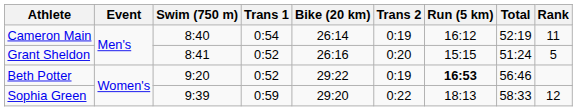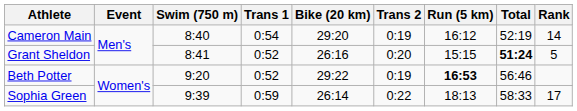(333, 35) 26:14 -> (333, 35) 29:20
(553, 35) 11 -> (554, 35) 14
(516, 55) normal -> (516, 55) bold
(333, 96) 29:20 -> (333, 96) 26:14
(553, 96) 12 -> (554, 96) 17
